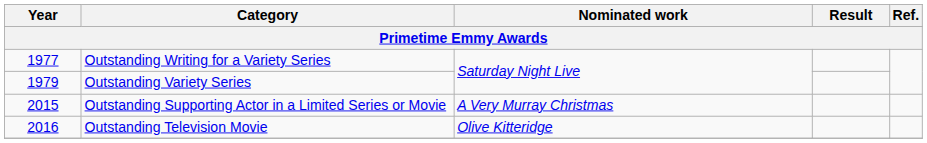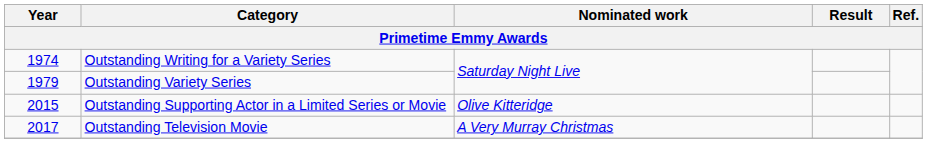(43, 60) 1977 -> (43, 60) 1974
(535, 104) A Very Murray Christmas -> (505, 104) Olive Kitteridge
(43, 127) 2016 -> (43, 127) 2017
(505, 127) Olive Kitteridge -> (535, 127) A Very Murray Christmas
